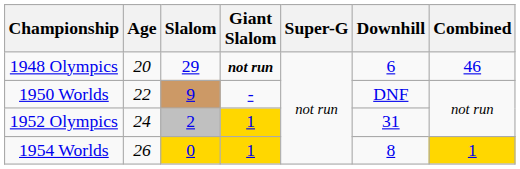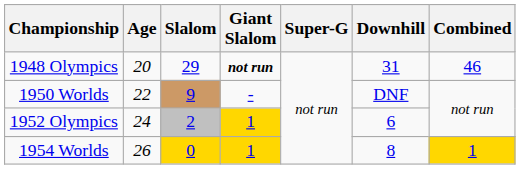(391, 66) 6 -> (391, 66) 31
(391, 121) 31 -> (391, 121) 6
